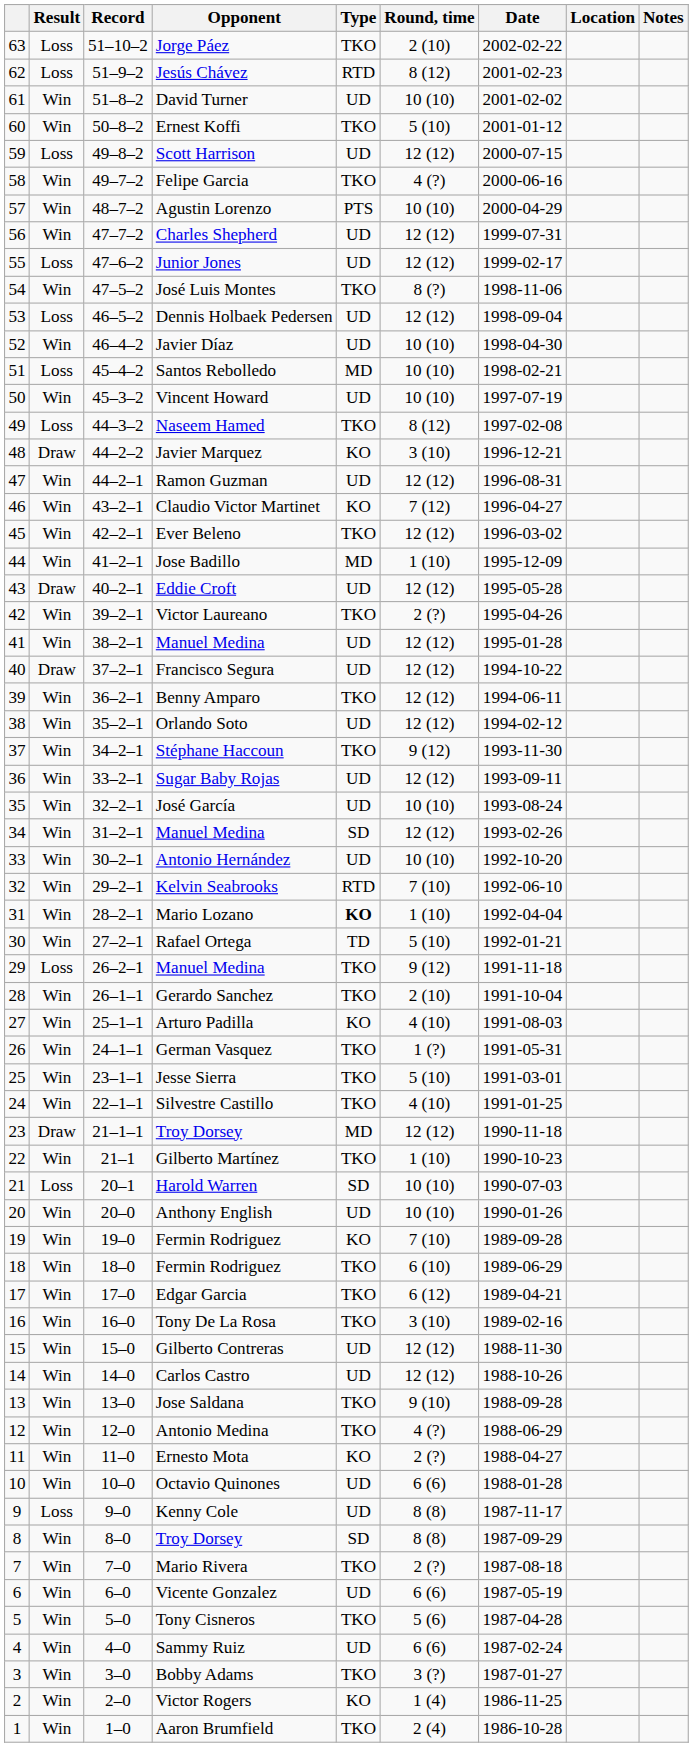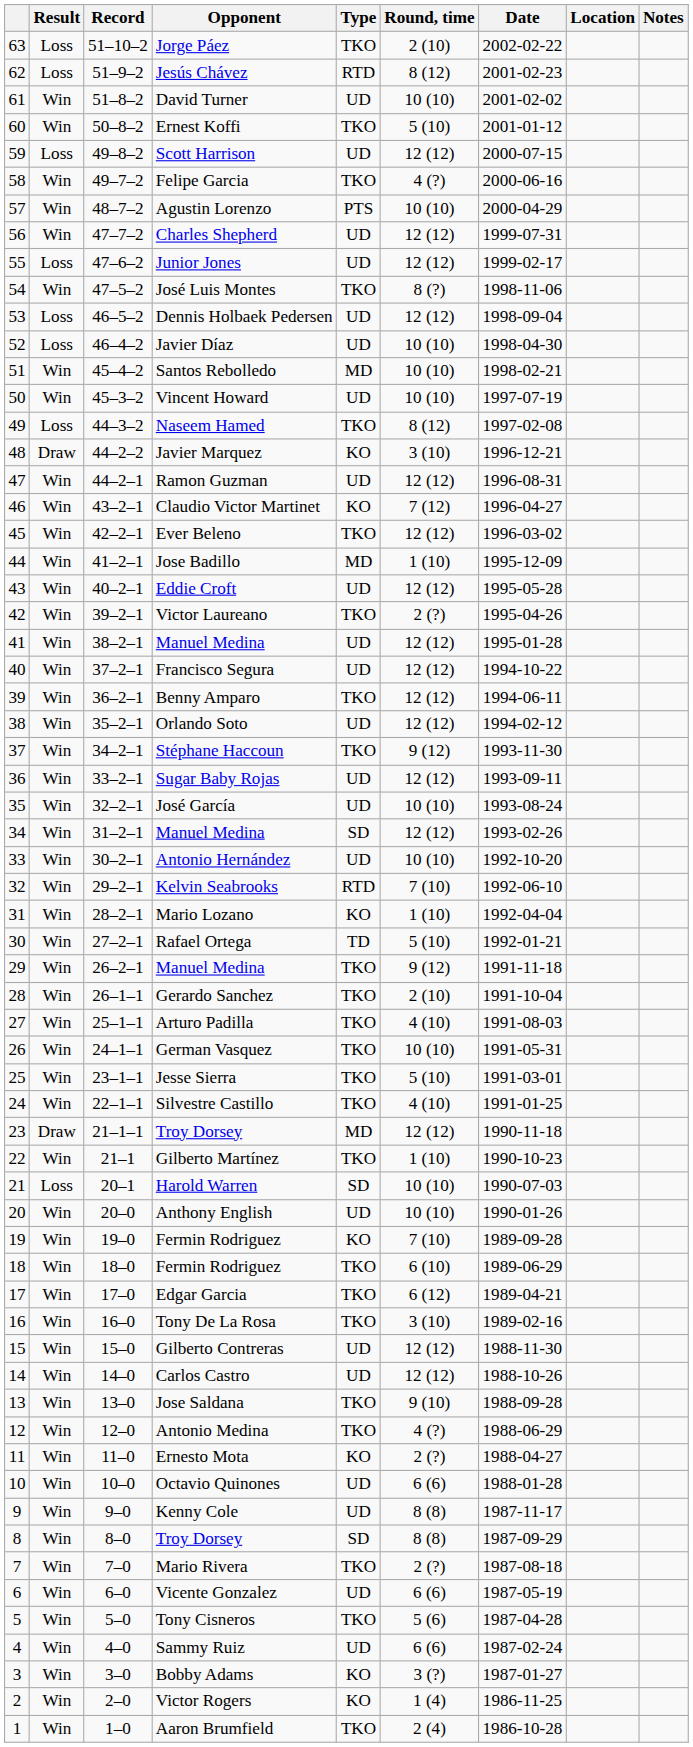(57, 343) Win -> (57, 343) Loss
(57, 371) Loss -> (57, 371) Win
(57, 588) Draw -> (57, 588) Win
(57, 669) Draw -> (57, 669) Win
(358, 914) bold -> (358, 914) normal
(57, 968) Loss -> (57, 968) Win
(358, 1022) KO -> (358, 1022) TKO
(429, 1049) 1 (?) -> (429, 1049) 10 (10)
(57, 1511) Loss -> (57, 1511) Win
(358, 1674) TKO -> (358, 1674) KO
